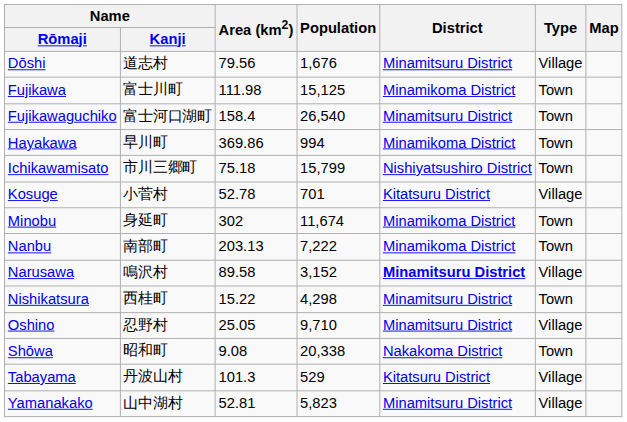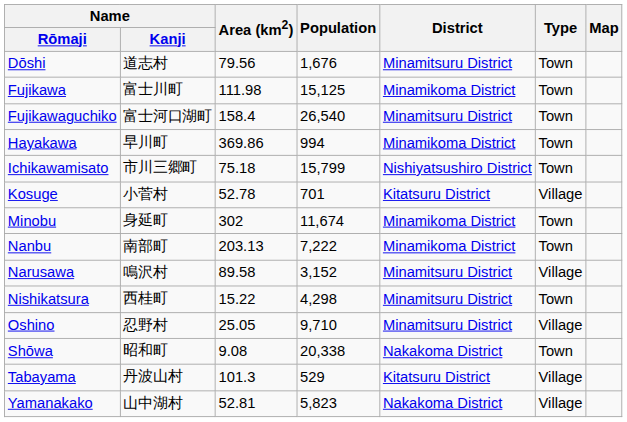(561, 64) Village -> (556, 64) Town
(454, 273) bold -> (448, 273) normal
(448, 403) Minamitsuru District -> (443, 403) Nakakoma District
